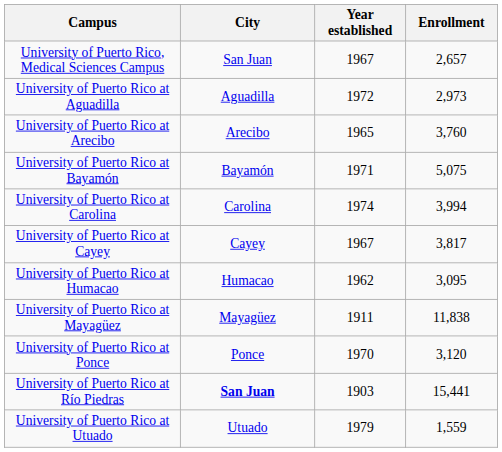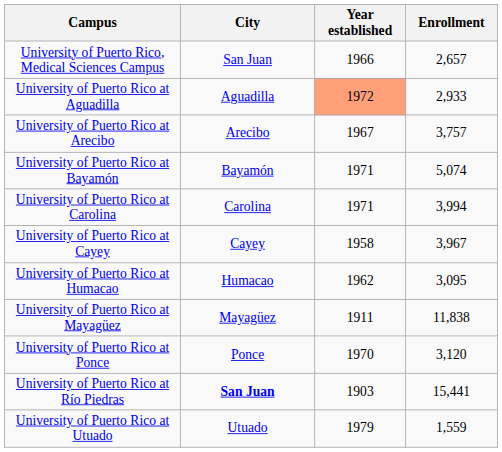(360, 59) 1967 -> (360, 59) 1966
(360, 96) no background -> (360, 96) lightsalmon background
(451, 96) 2,973 -> (451, 96) 2,933
(360, 133) 1965 -> (360, 133) 1967
(451, 133) 3,760 -> (451, 133) 3,757
(451, 170) 5,075 -> (451, 170) 5,074
(360, 207) 1974 -> (360, 207) 1971
(360, 244) 1967 -> (360, 244) 1958
(451, 244) 3,817 -> (451, 244) 3,967
